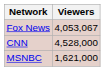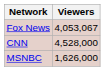(76, 58) 1,621,000 -> (76, 58) 1,626,000
